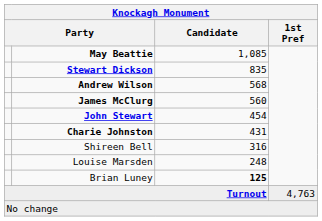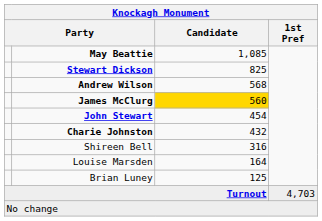(258, 69) 835 -> (258, 69) 825
(258, 100) no background -> (258, 100) gold background
(258, 131) 431 -> (258, 131) 432
(258, 162) 248 -> (258, 162) 164
(258, 178) bold -> (258, 178) normal
(301, 193) 4,763 -> (301, 193) 4,703
